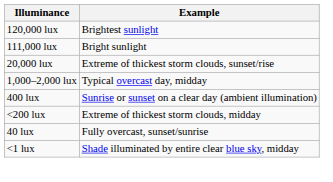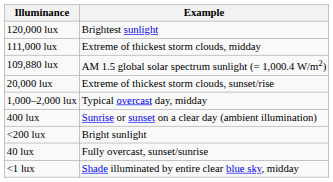(114, 47) Bright sunlight -> (171, 47) Extreme of thickest storm clouds, midday
+ row: (32, 65)
(171, 115) Extreme of thickest storm clouds, midday -> (114, 134) Bright sunlight
